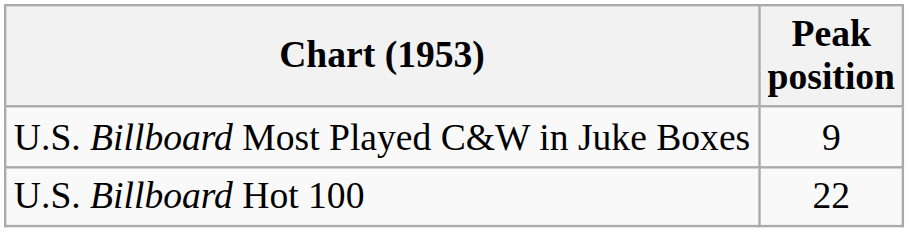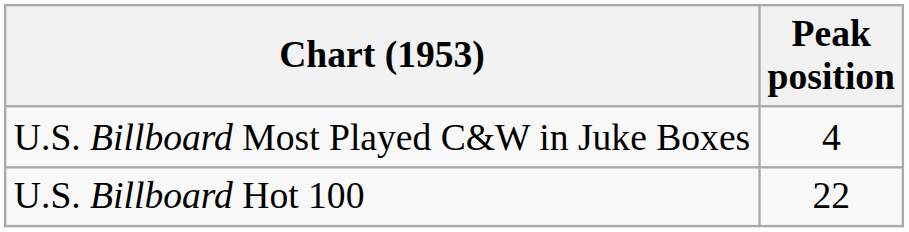(831, 136) 9 -> (831, 136) 4
